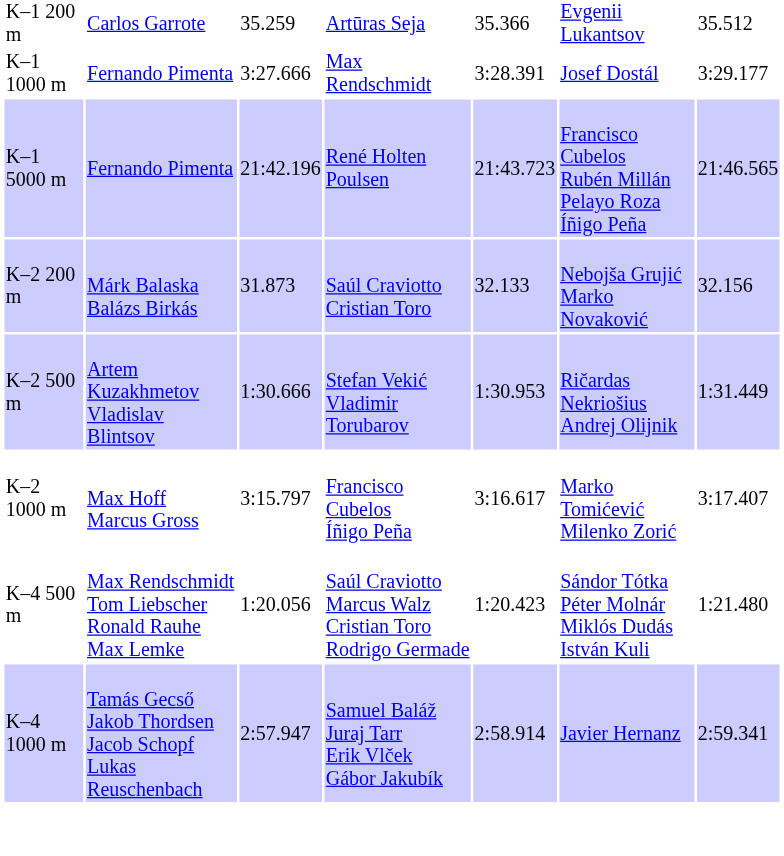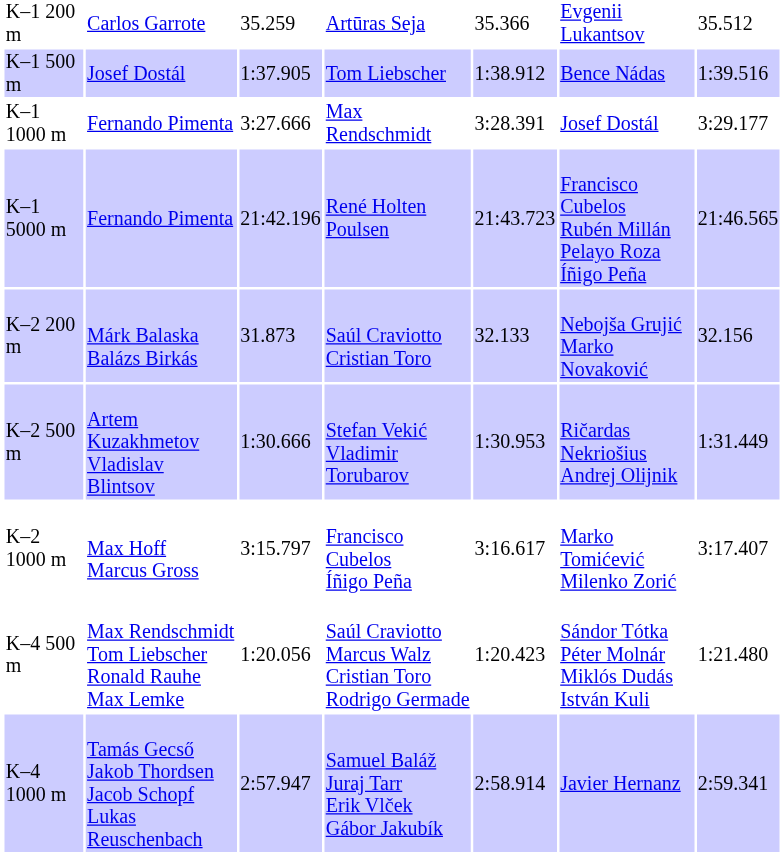+ row: (40, 73)
